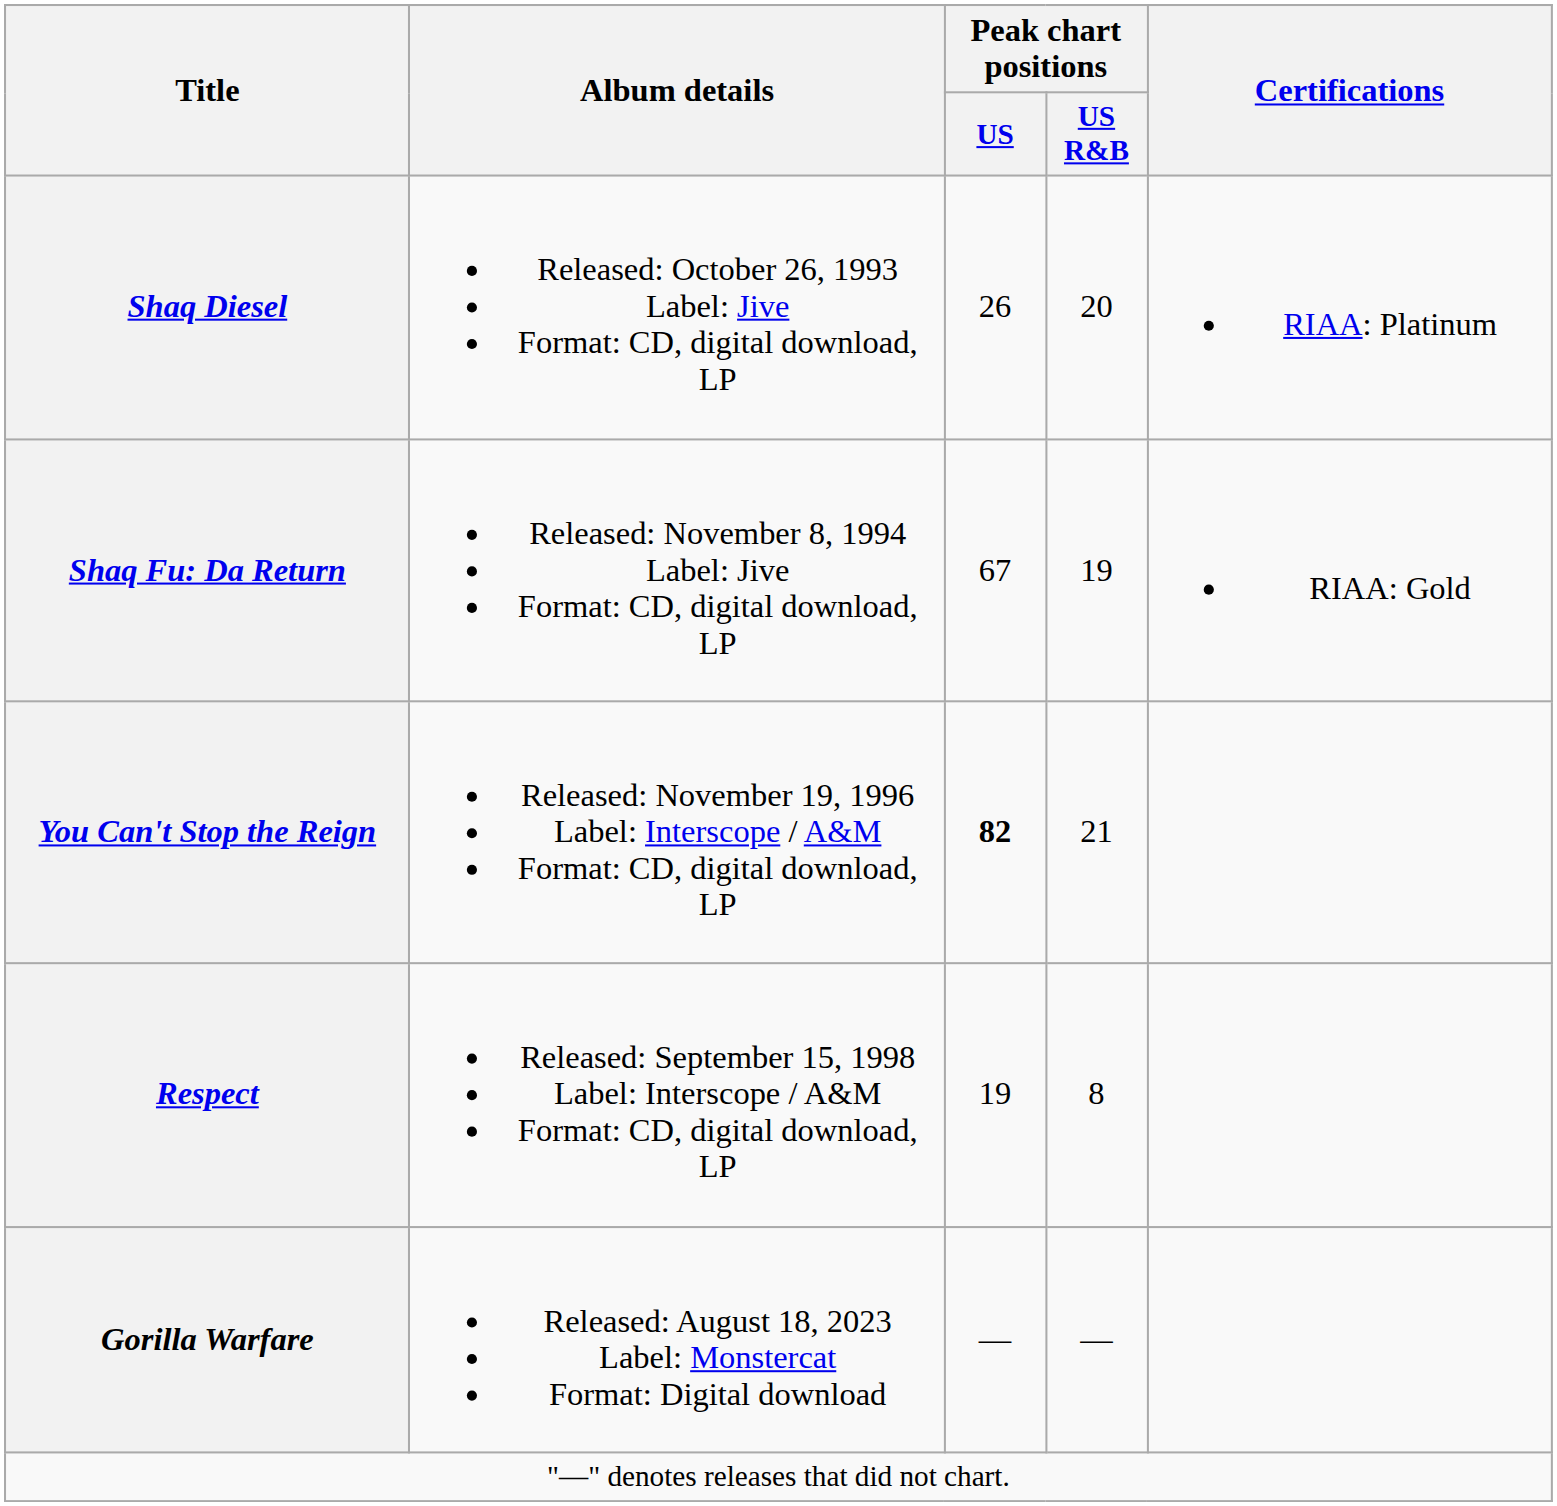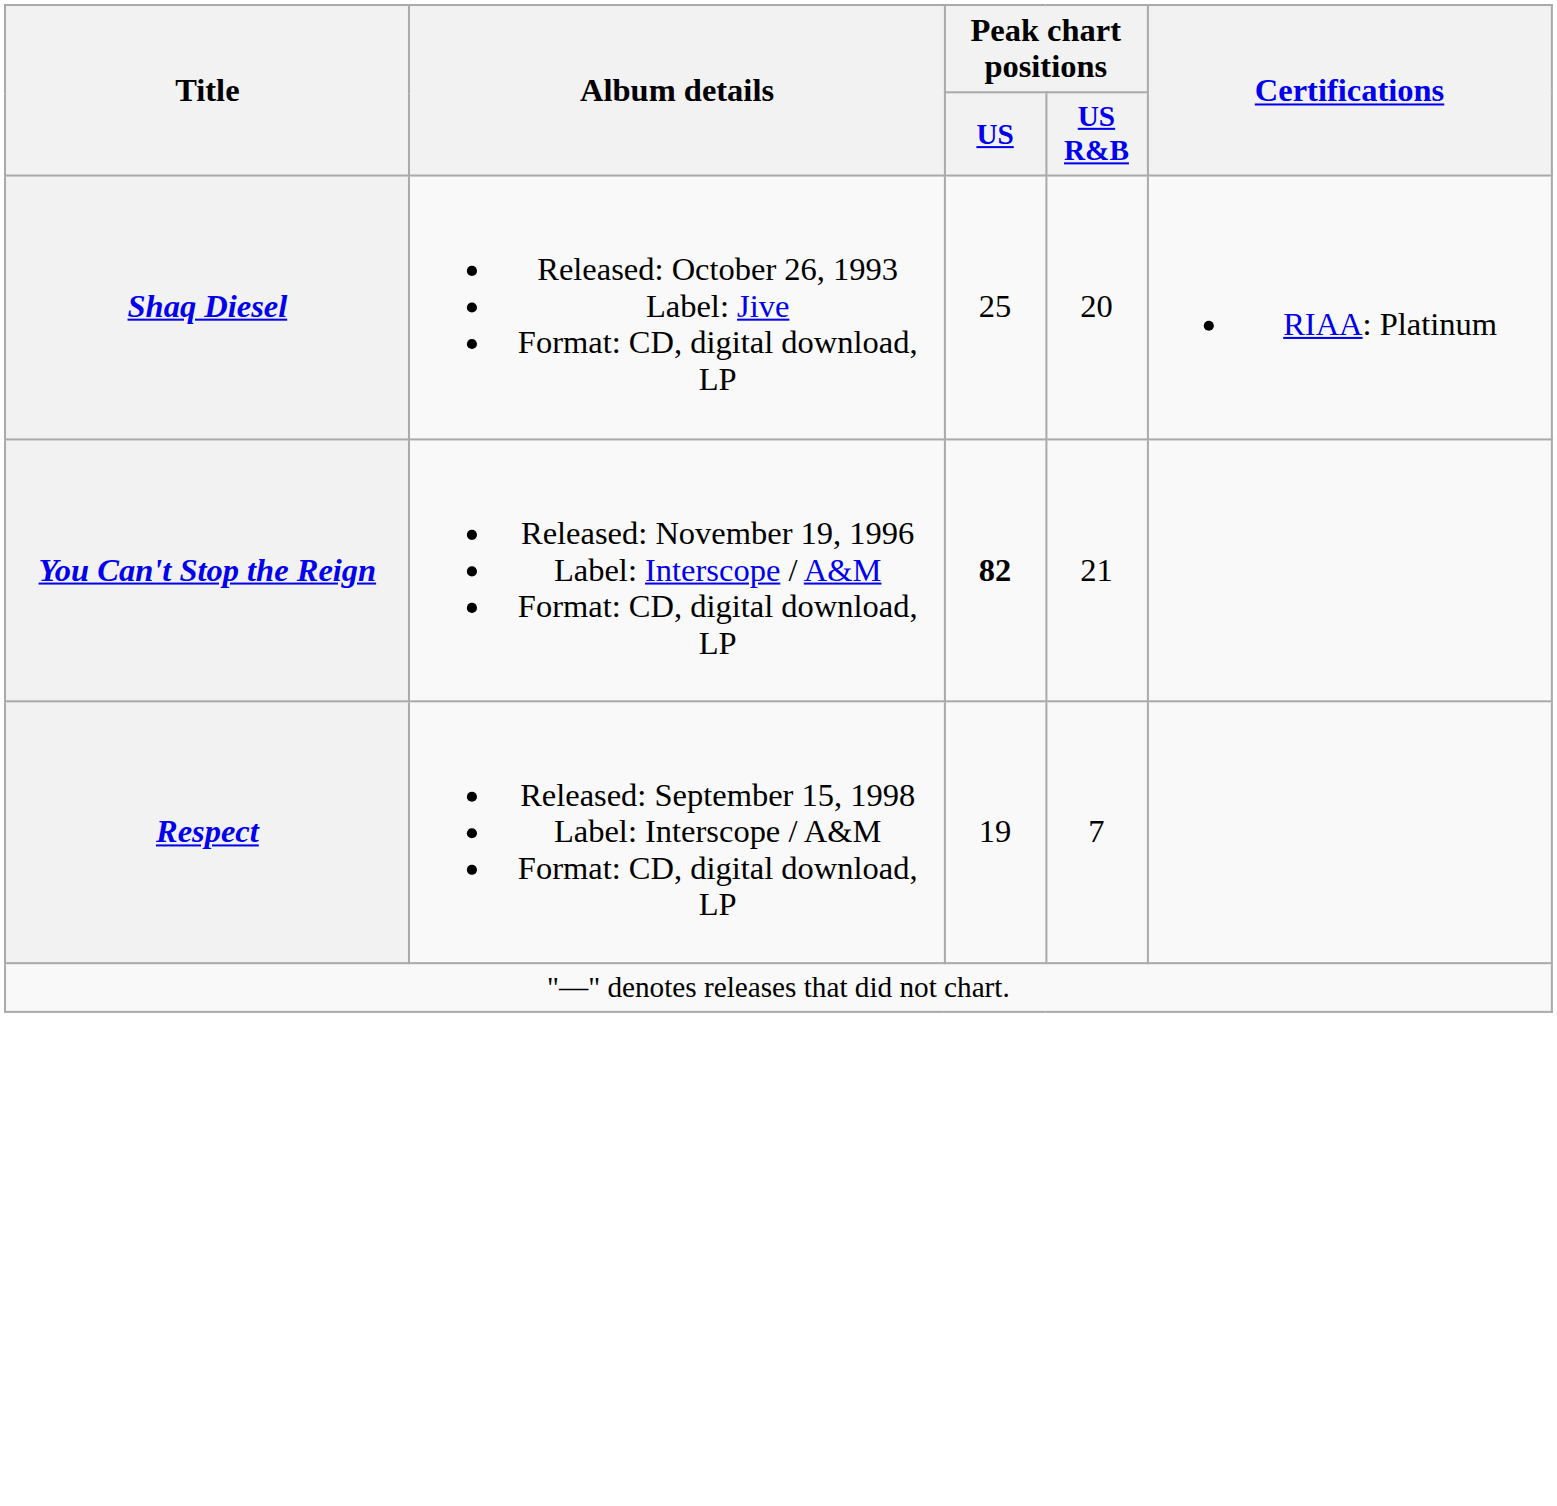(995, 306) 26 -> (995, 306) 25
- row: (207, 569)
(1096, 1094) 8 -> (1096, 831) 7
- row: (207, 1338)
